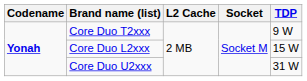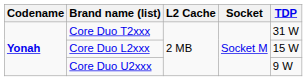(283, 31) 9 W -> (286, 31) 31 W
(286, 66) 31 W -> (283, 66) 9 W
